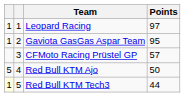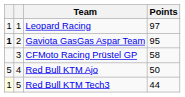(9, 40) normal -> (9, 40) bold
(155, 55) 57 -> (155, 55) 58
